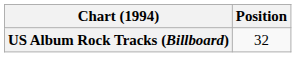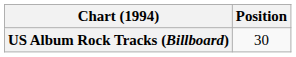(261, 39) 32 -> (261, 39) 30
